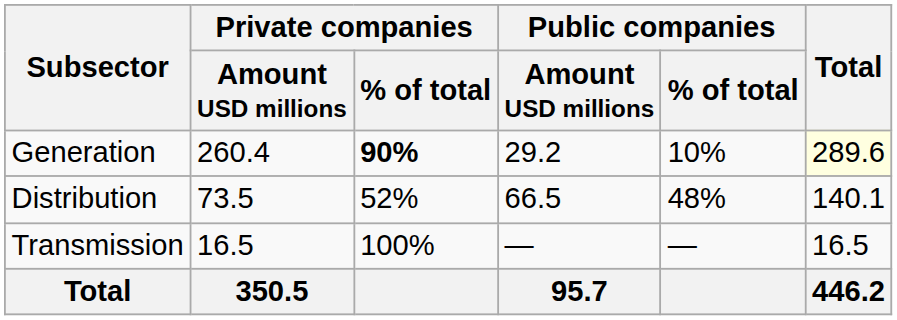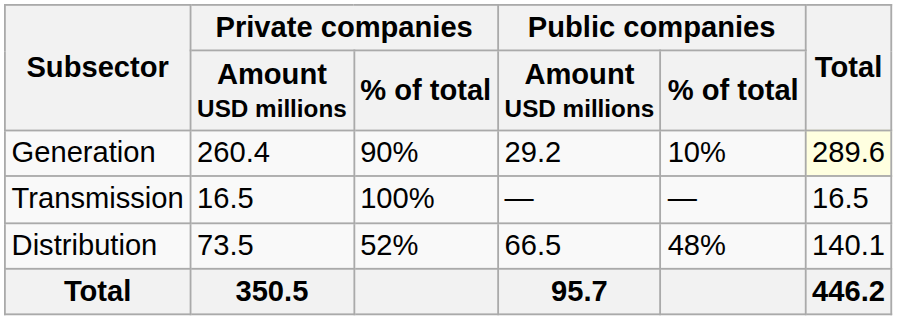(389, 152) bold -> (389, 152) normal
rows swapped: (98, 245) <-> (84, 198)
